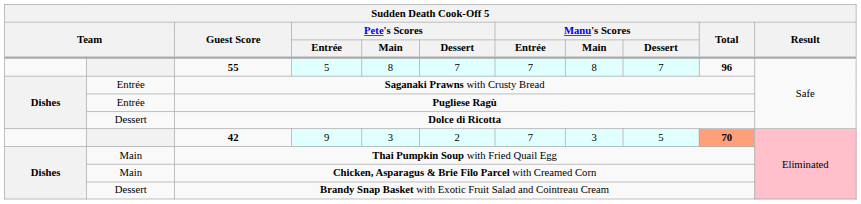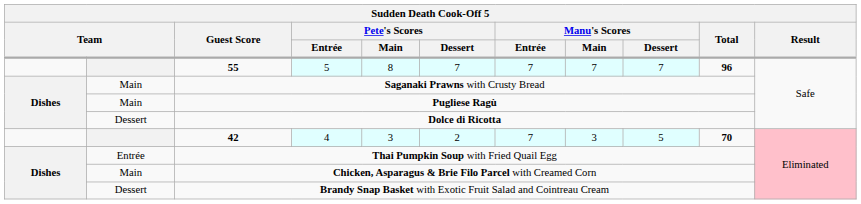(594, 67) 8 -> (594, 67) 7
(131, 85) Entrée -> (131, 85) Main
(131, 103) Entrée -> (131, 103) Main
(327, 138) 9 -> (327, 138) 4
(727, 138) lightsalmon background -> (727, 138) no background
(131, 155) Main -> (131, 155) Entrée
